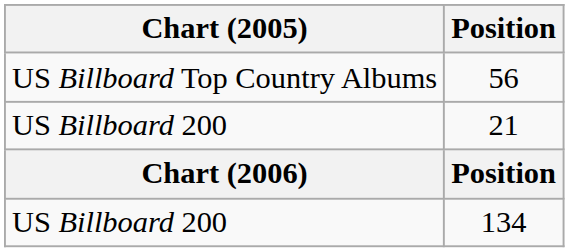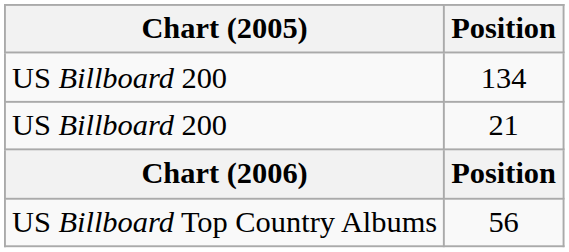rows swapped: (504, 221) <-> (504, 76)
